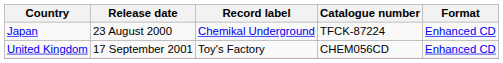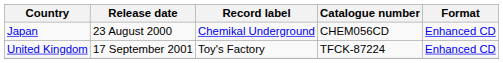(353, 31) TFCK-87224 -> (355, 31) CHEM056CD
(355, 49) CHEM056CD -> (353, 49) TFCK-87224
